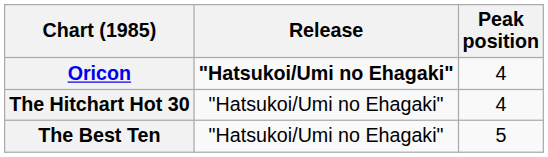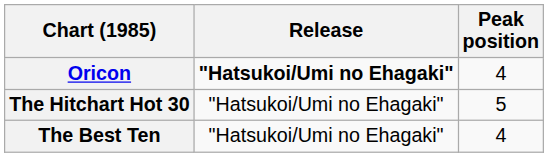(501, 104) 4 -> (501, 104) 5
(501, 135) 5 -> (501, 135) 4
